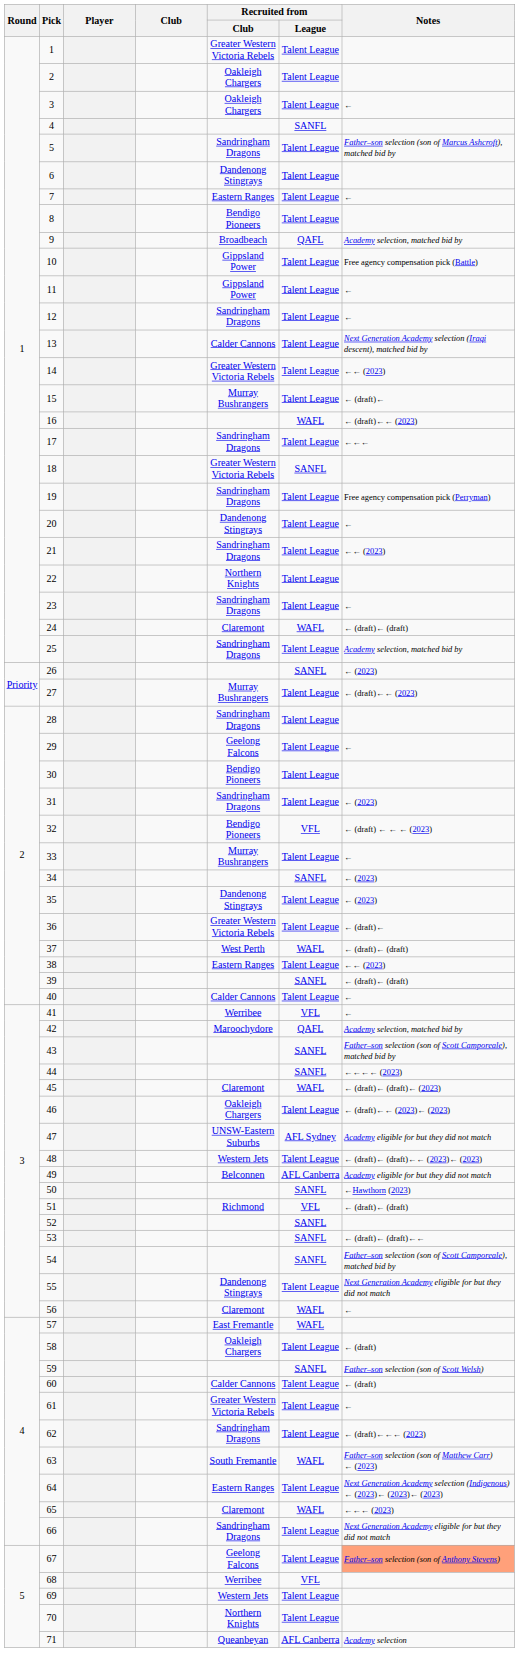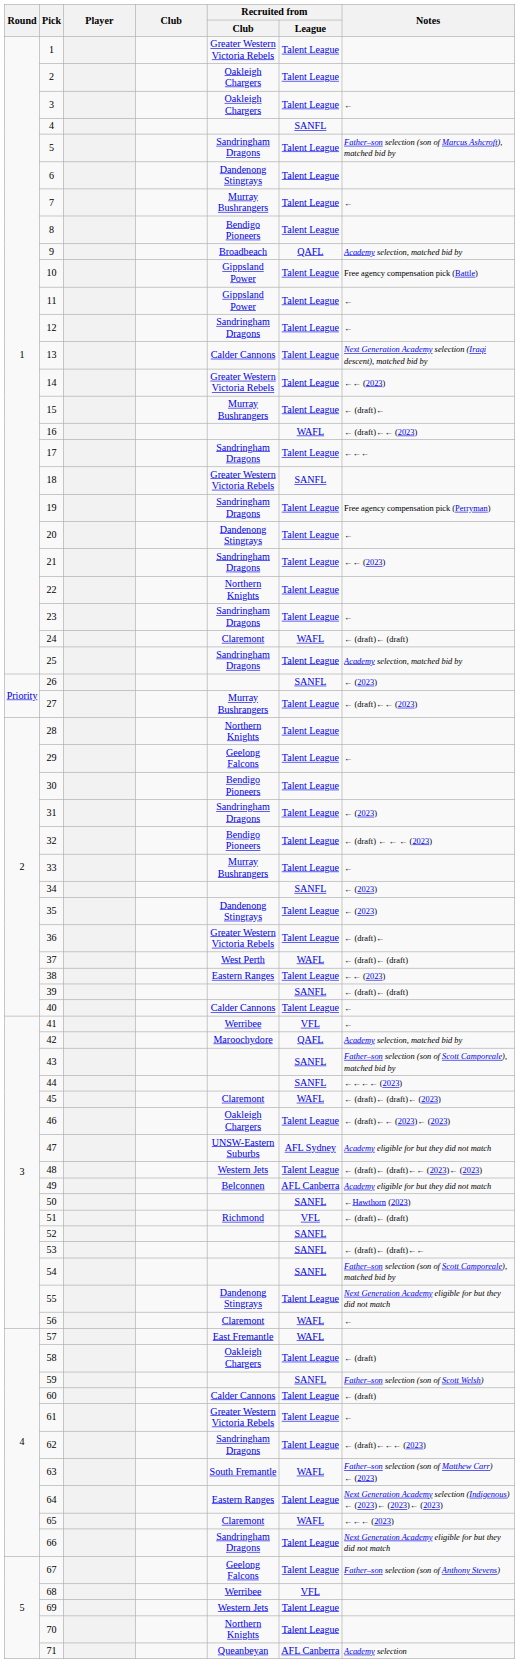(243, 197) Eastern Ranges -> (243, 202) Murray Bushrangers
(243, 719) Sandringham Dragons -> (243, 731) Northern Knights
(310, 829) VFL -> (310, 840) Talent League
(422, 1559) lightsalmon background -> (422, 1570) no background
